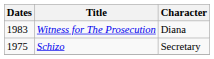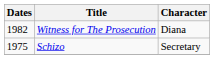(17, 29) 1983 -> (17, 29) 1982
